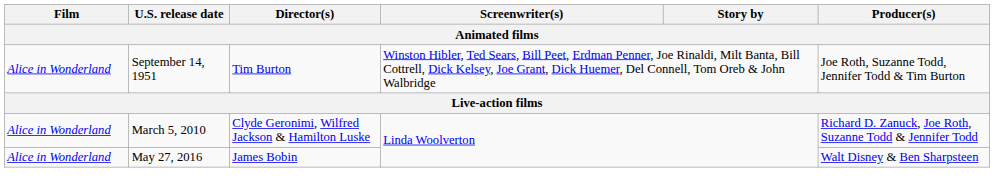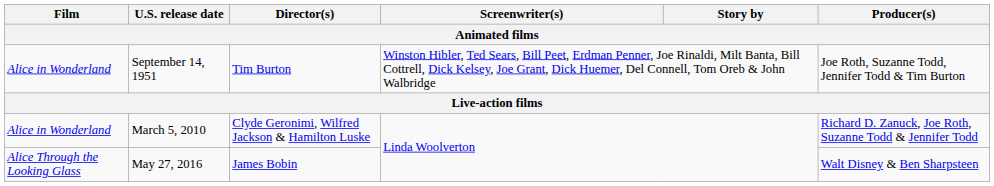(59, 157) Alice in Wonderland -> (53, 164) Alice Through the Looking Glass
